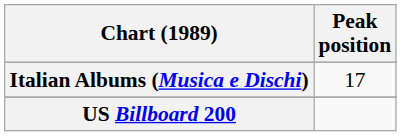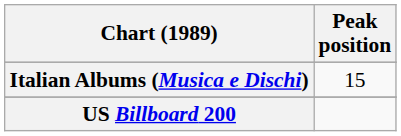(355, 79) 17 -> (355, 79) 15
